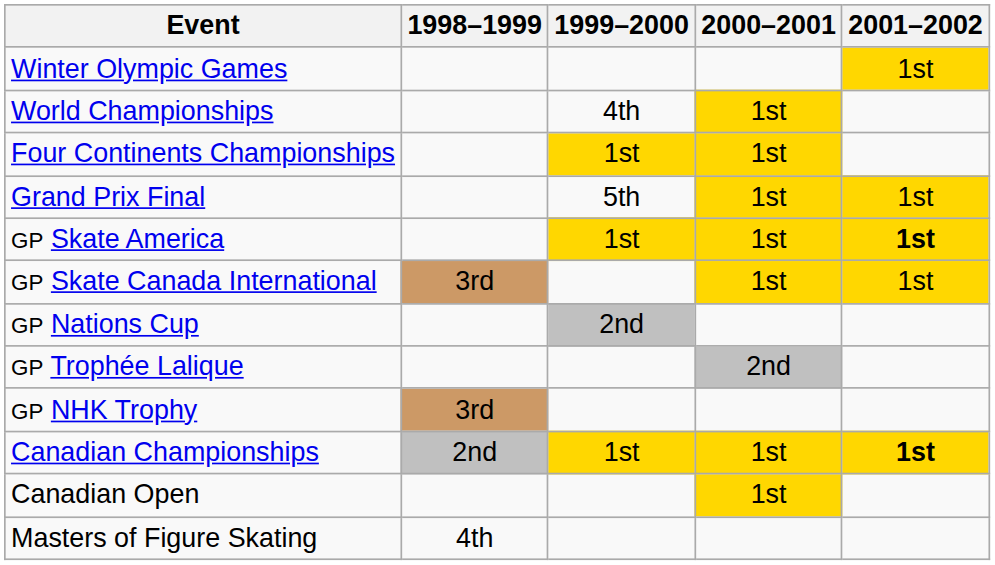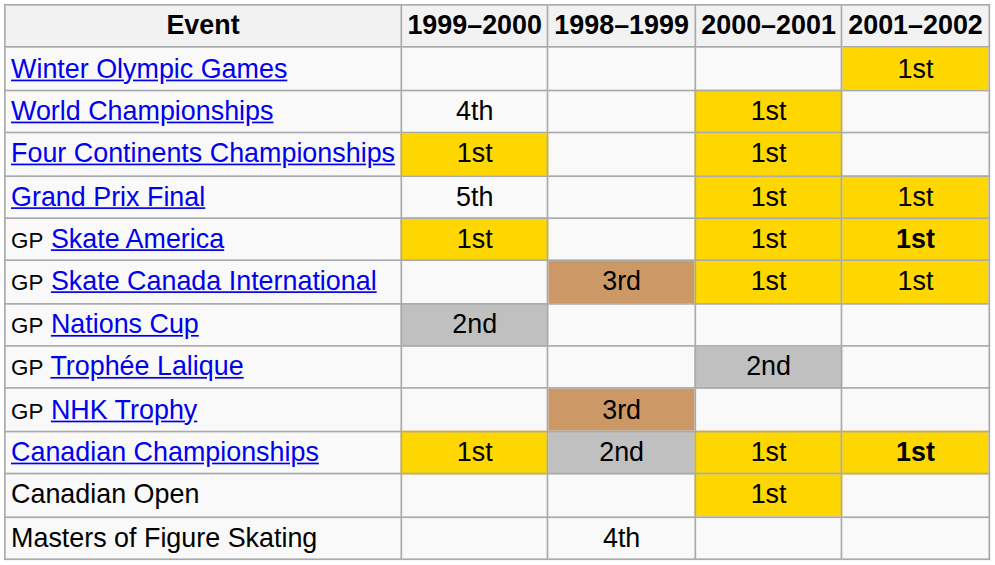columns swapped: (475, 25) <-> (622, 25)
